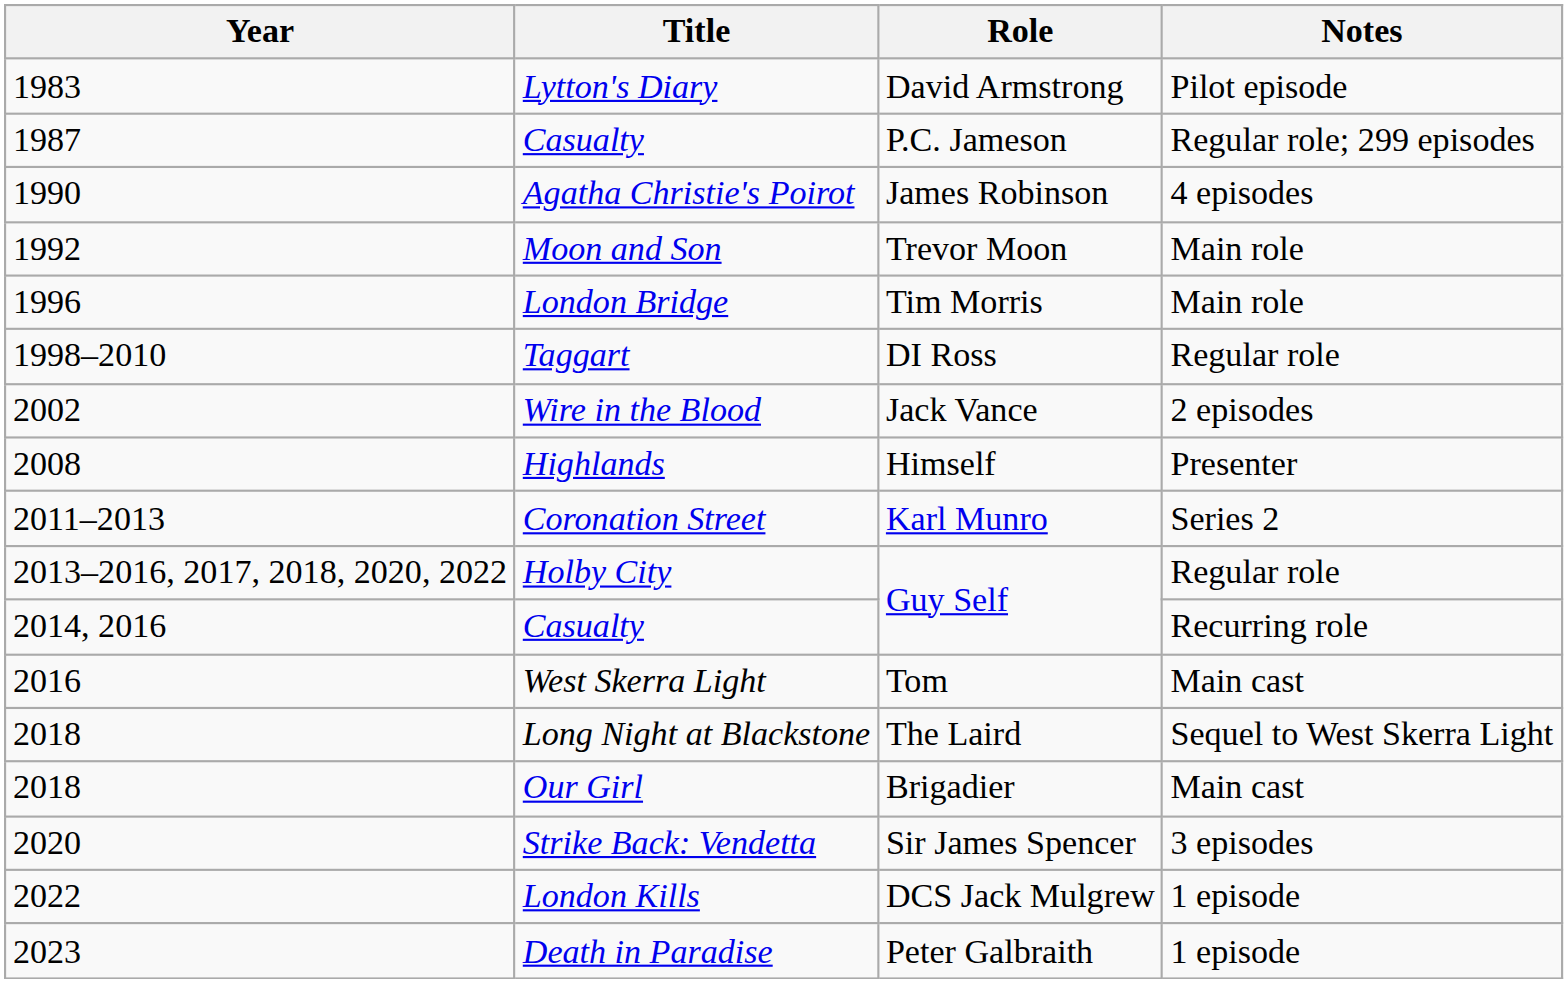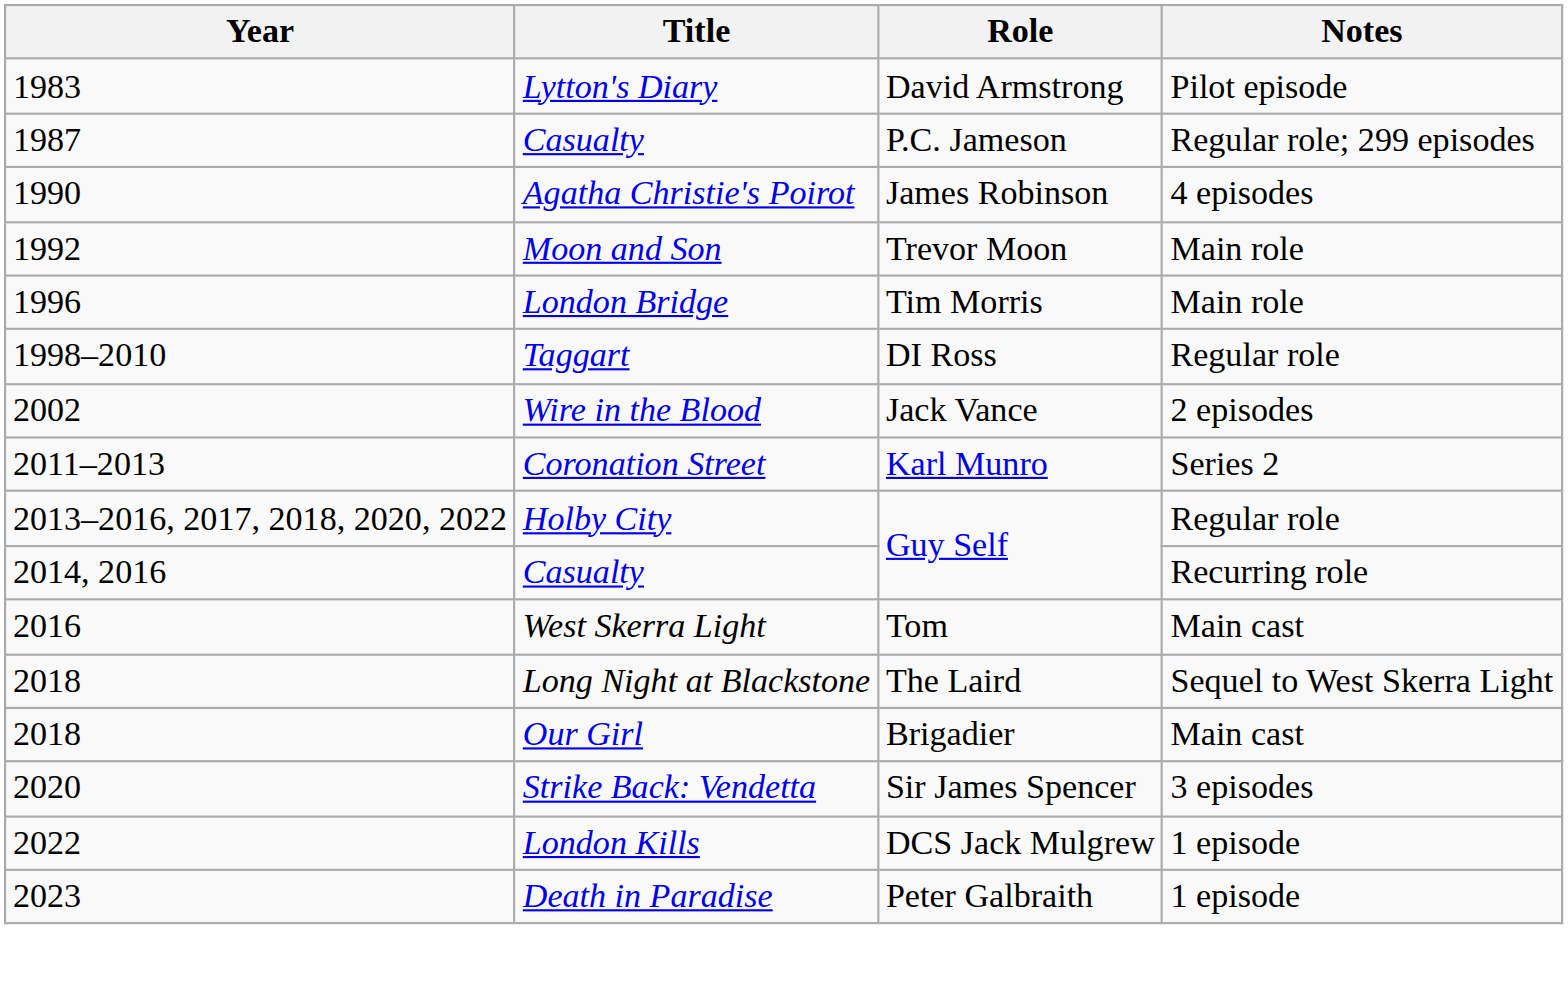- row: (594, 463)
